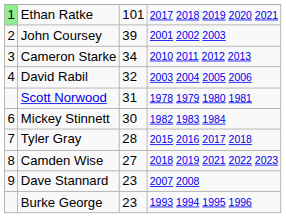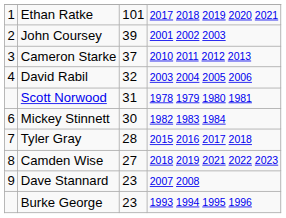(11, 14) lightgreen background -> (11, 14) no background
(130, 56) 34 -> (130, 56) 37
